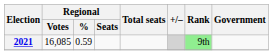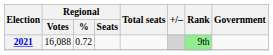(58, 42) 16,085 -> (58, 42) 16,088
(84, 42) 0.59 -> (84, 42) 0.72
